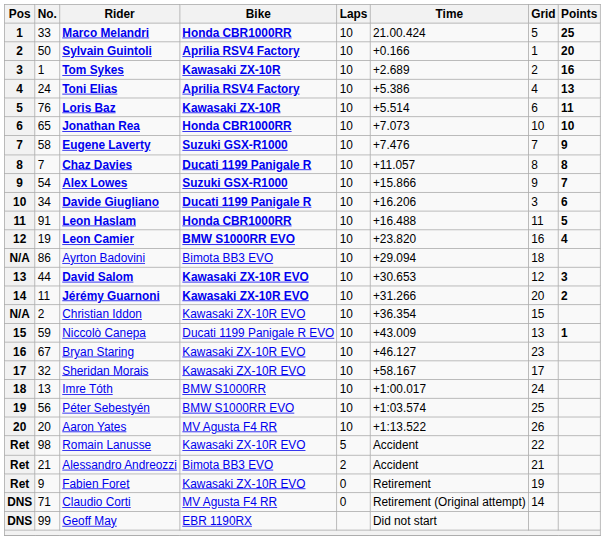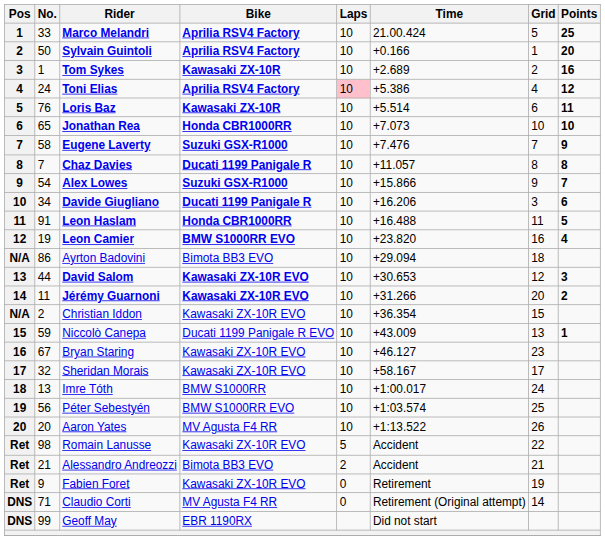(237, 33) Honda CBR1000RR -> (241, 33) Aprilia RSV4 Factory
(346, 89) no background -> (346, 89) pink background
(568, 89) 13 -> (568, 89) 12
